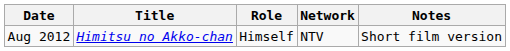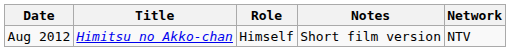columns swapped: (328, 15) <-> (432, 15)
